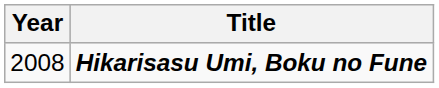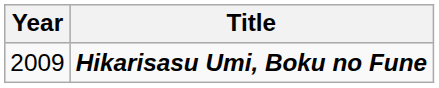(37, 62) 2008 -> (37, 62) 2009
